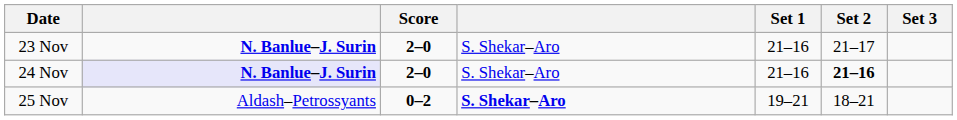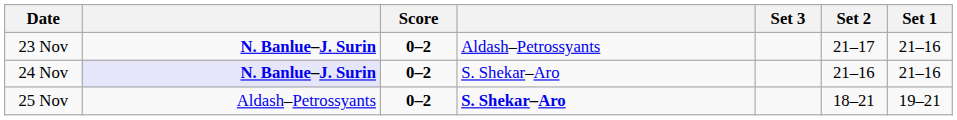columns swapped: (788, 18) <-> (920, 18)
(419, 46) 2–0 -> (419, 46) 0–2
(510, 46) S. Shekar–Aro -> (531, 46) Aldash–Petrossyants
(419, 73) 2–0 -> (419, 73) 0–2
(854, 73) bold -> (854, 73) normal
